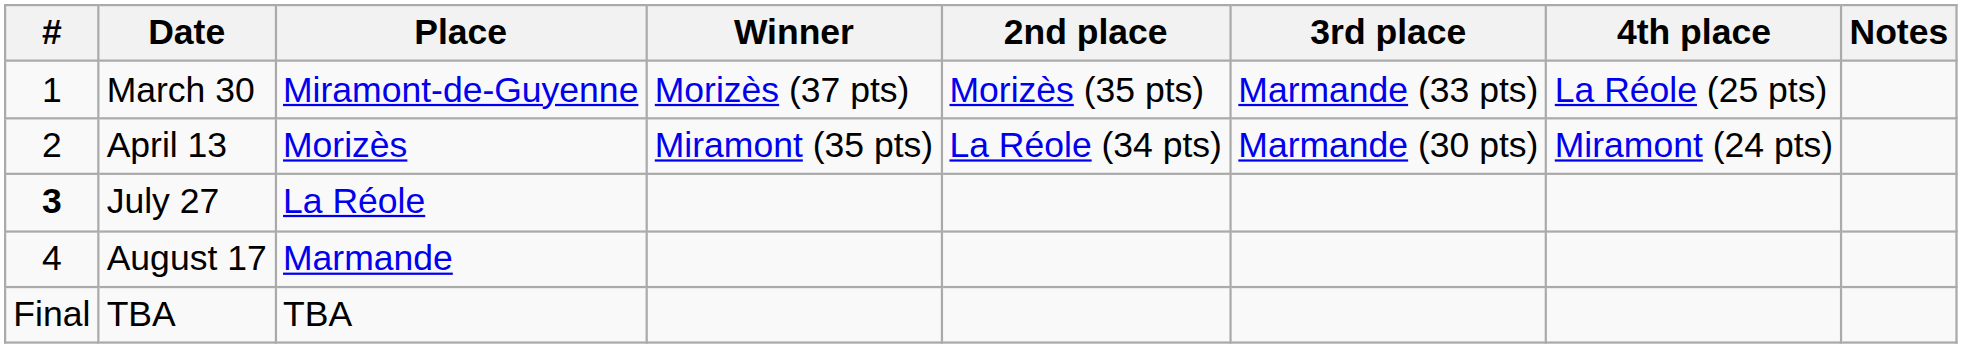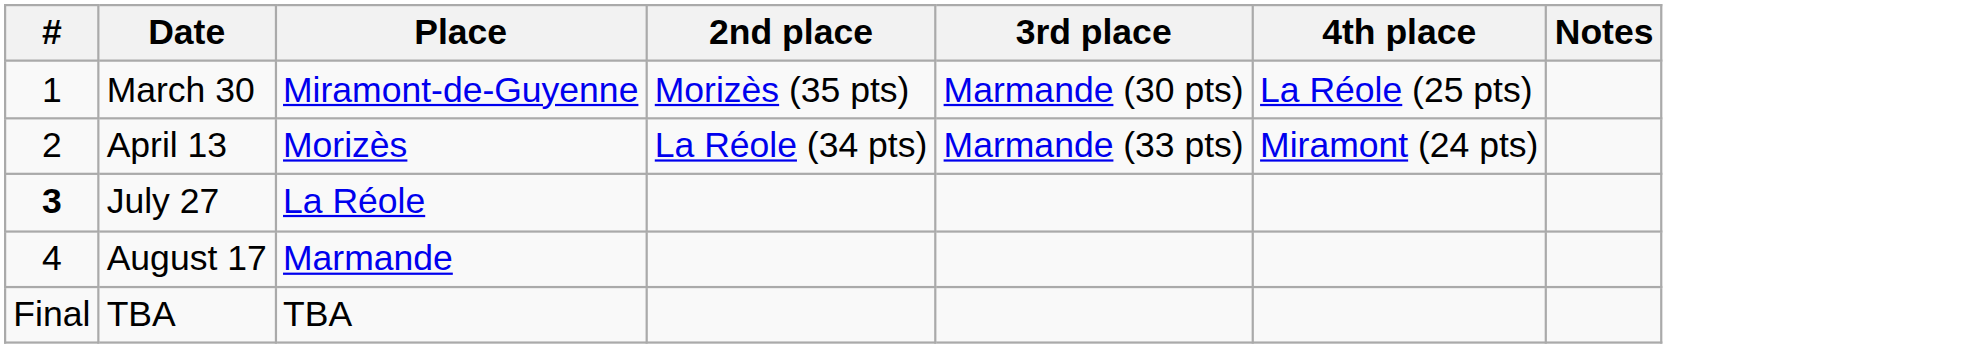- column: (794, 32)
(1388, 88) Marmande (33 pts) -> (1094, 88) Marmande (30 pts)
(1388, 145) Marmande (30 pts) -> (1094, 145) Marmande (33 pts)
